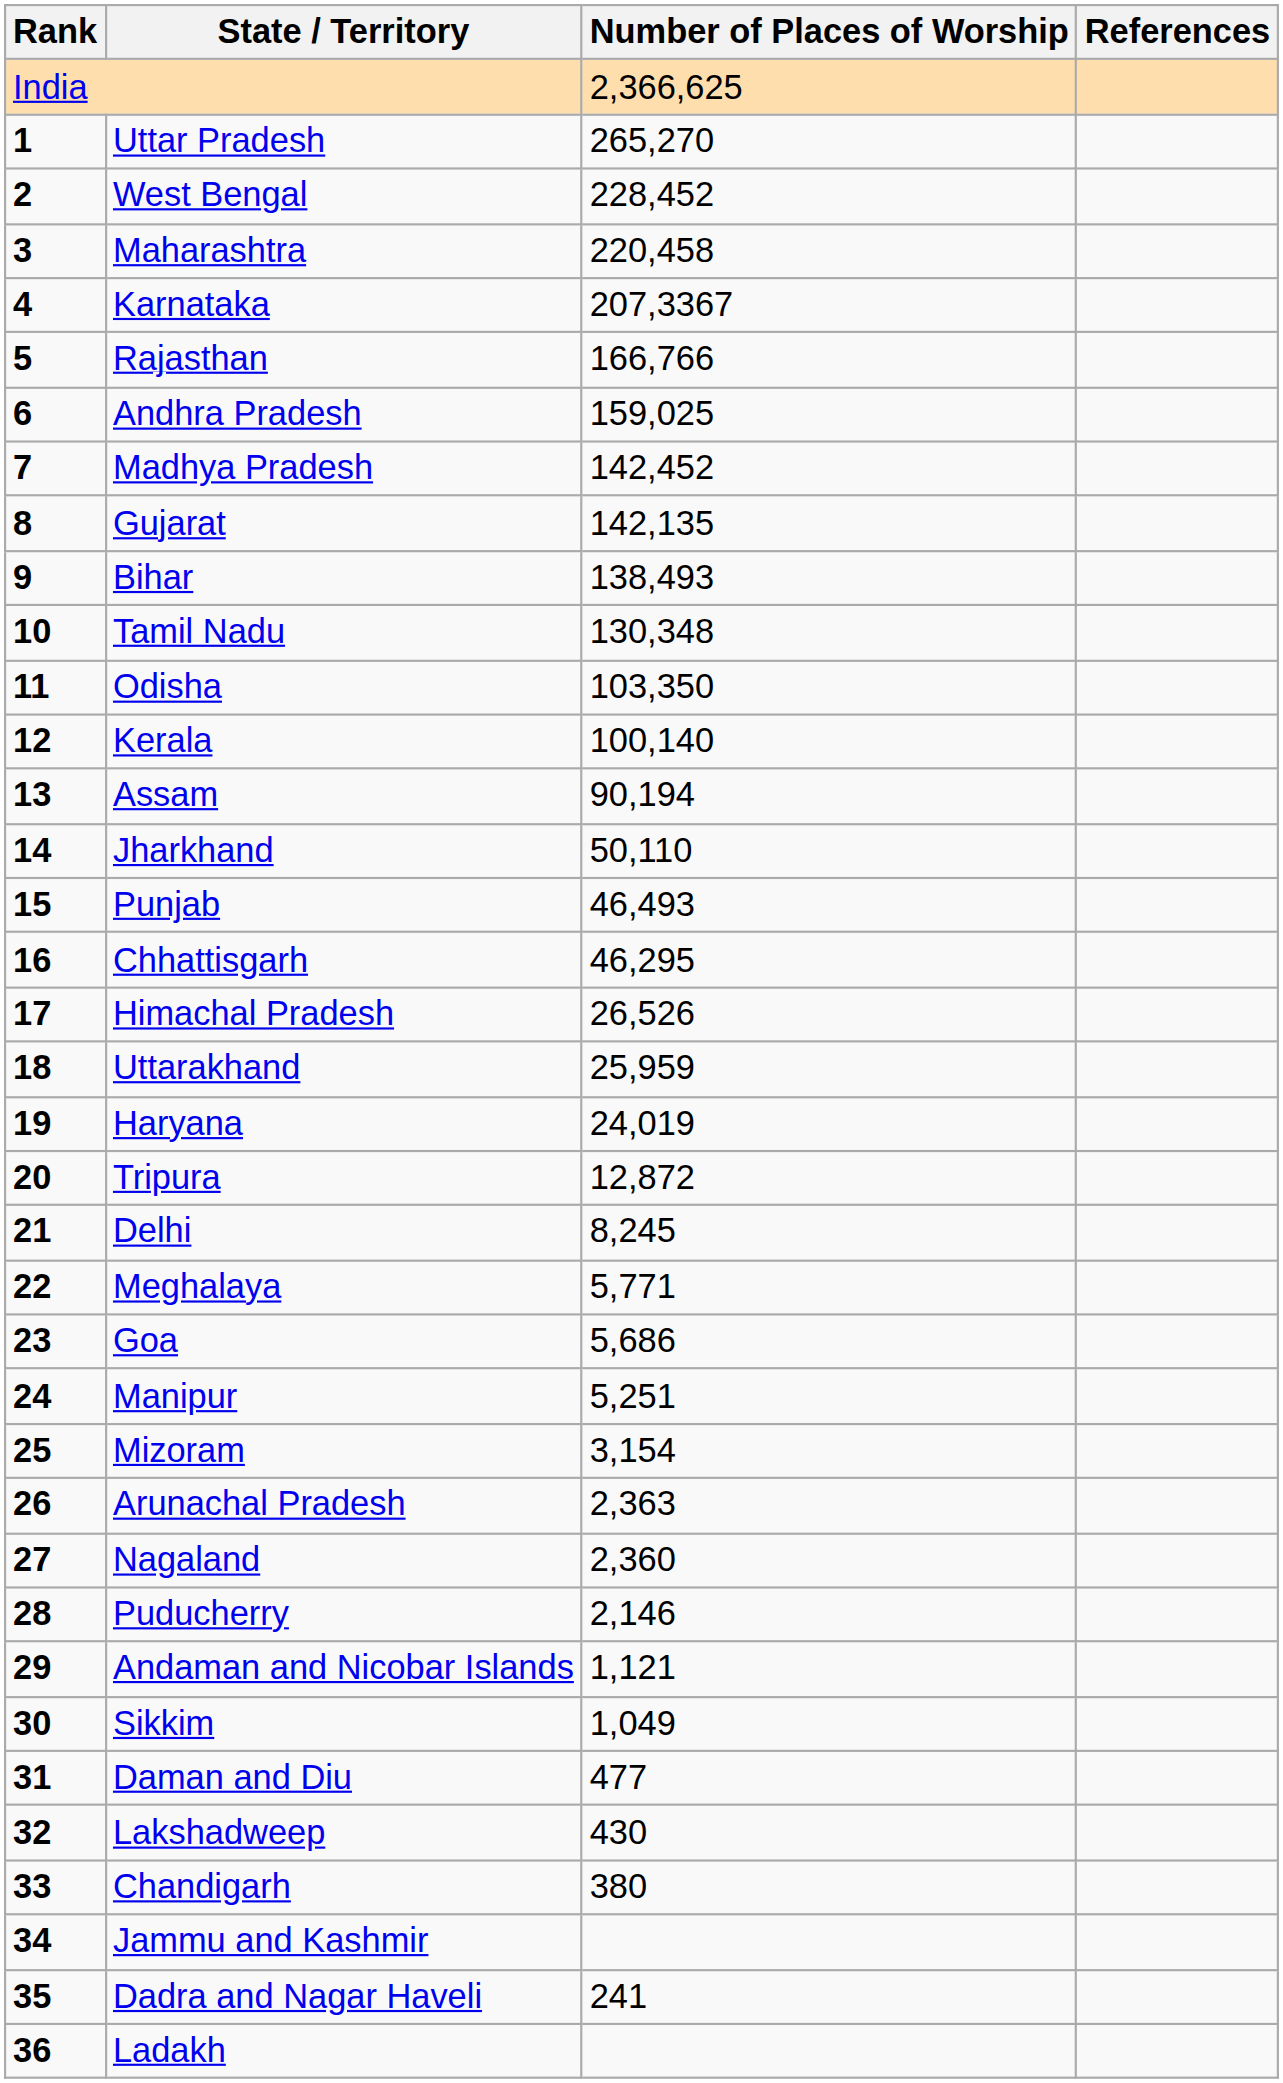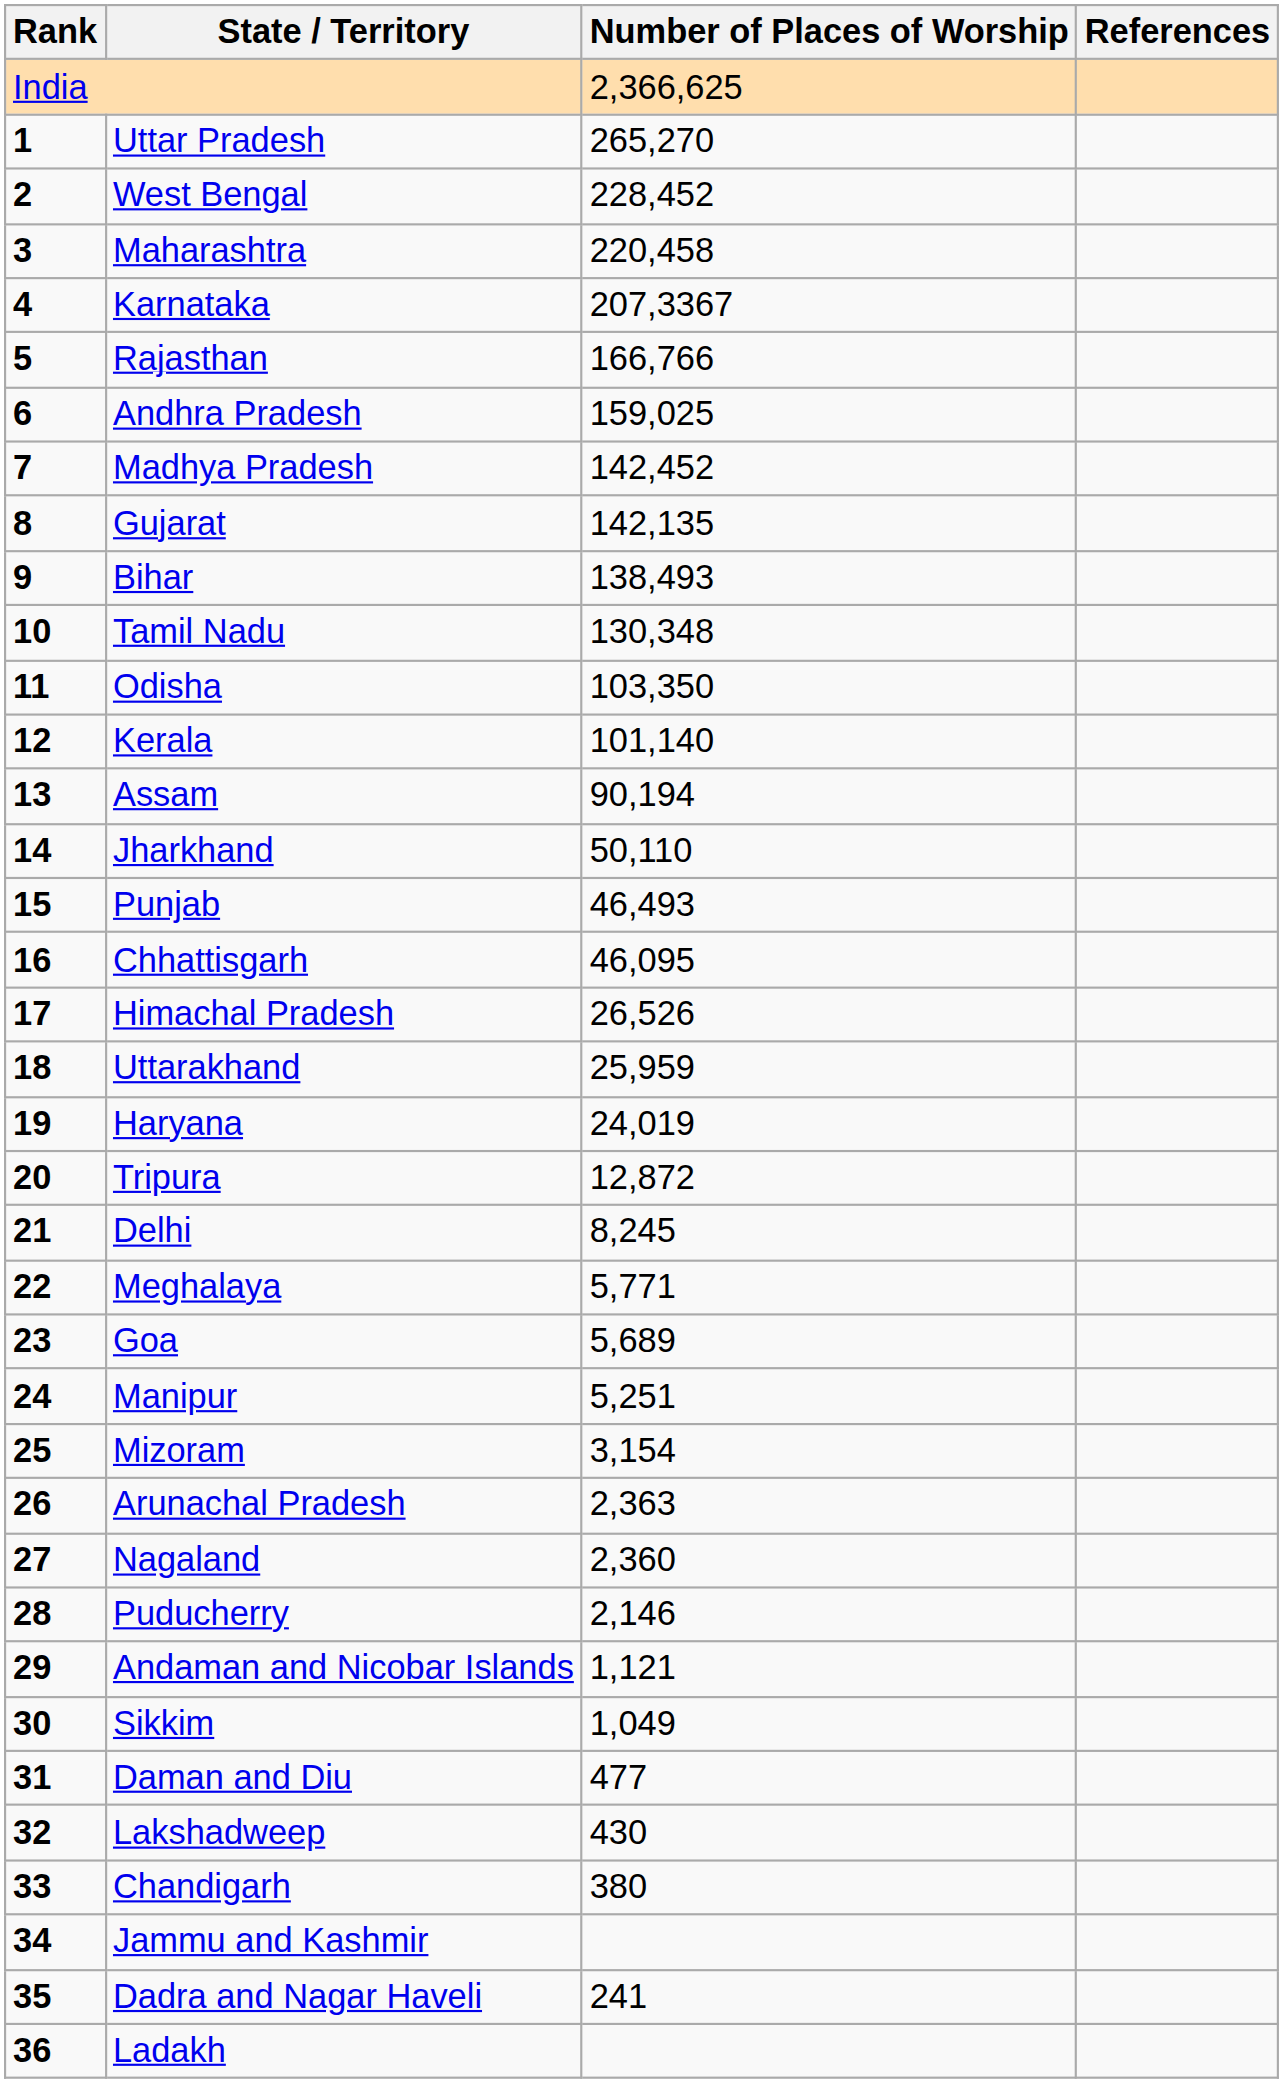(652, 741) 100,140 -> (652, 741) 101,140
(642, 959) 46,295 -> (642, 959) 46,095
(633, 1341) 5,686 -> (633, 1341) 5,689
